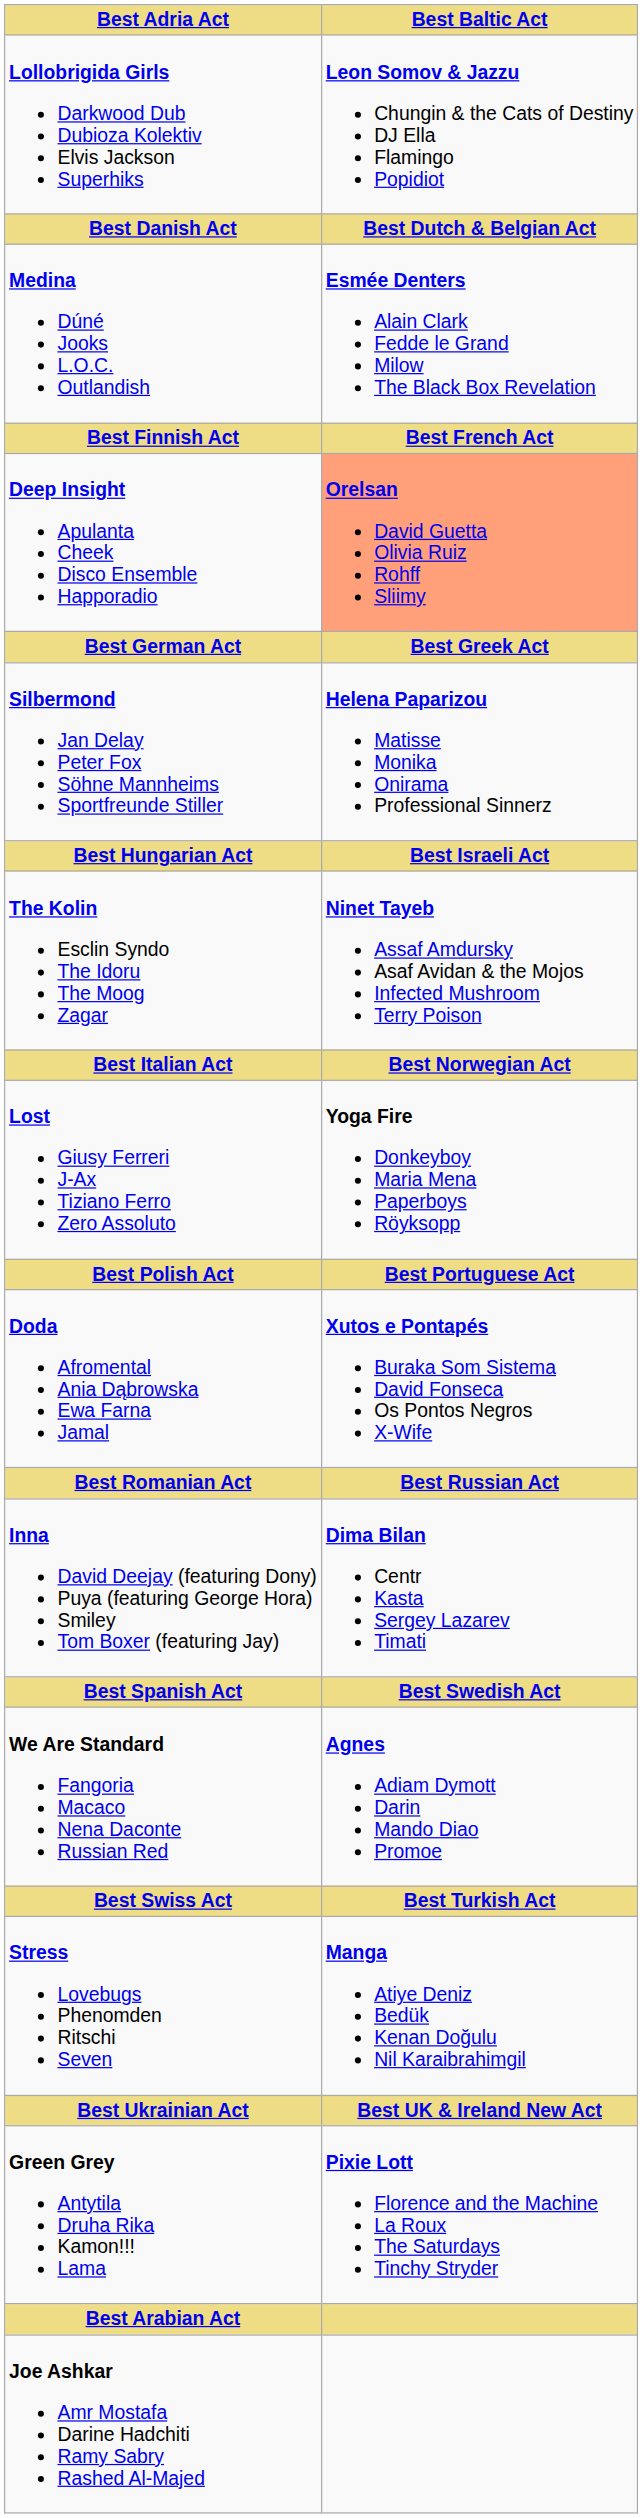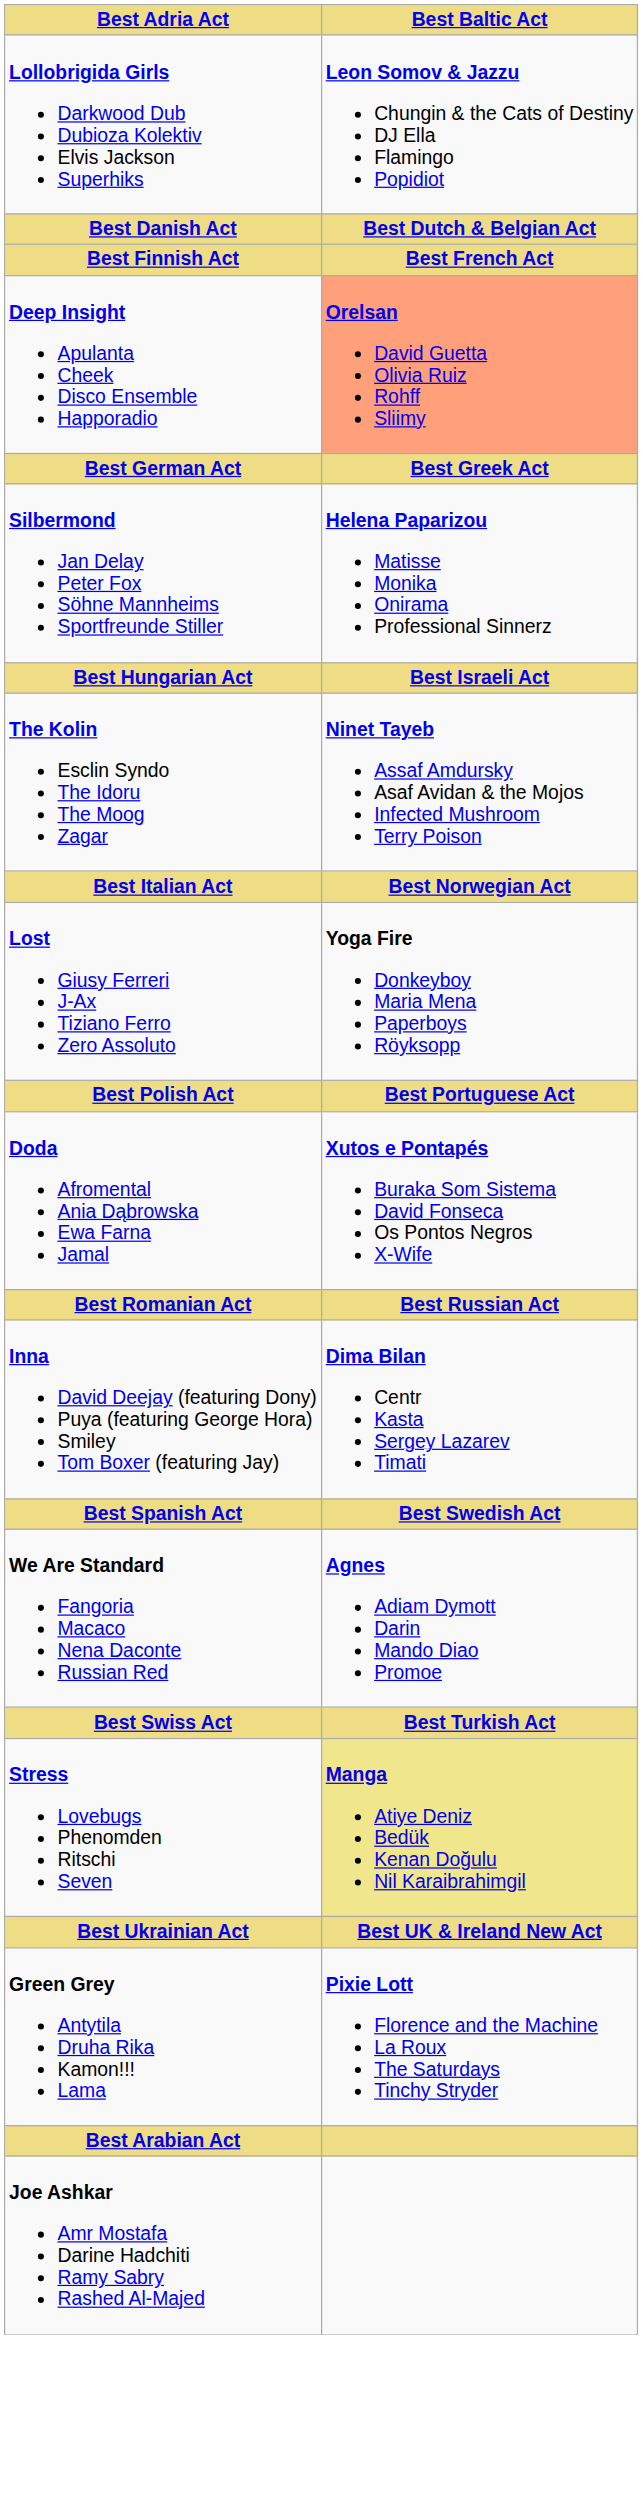- row: (163, 335)
(480, 2007) no background -> (480, 1829) khaki background
